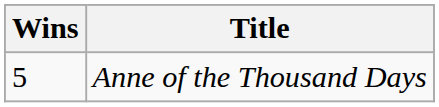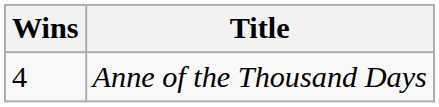(19, 76) 5 -> (19, 76) 4
